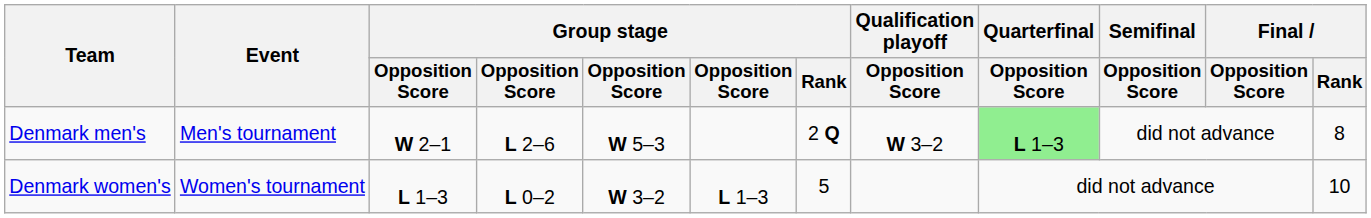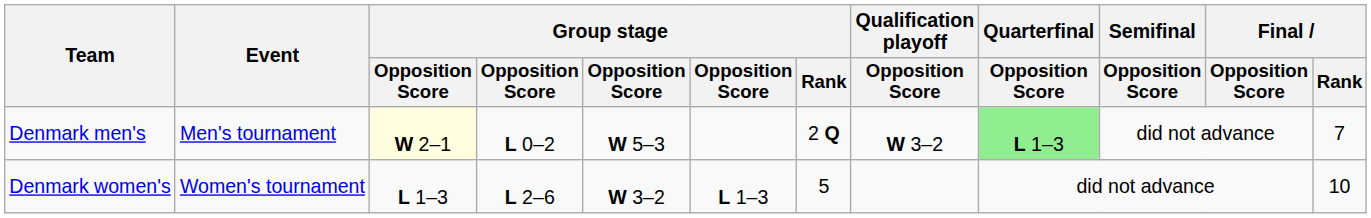(423, 145) no background -> (423, 145) lightyellow background
(530, 145) L 2–6 -> (530, 145) L 0–2
(1340, 134) 8 -> (1340, 134) 7
(530, 197) L 0–2 -> (530, 197) L 2–6
